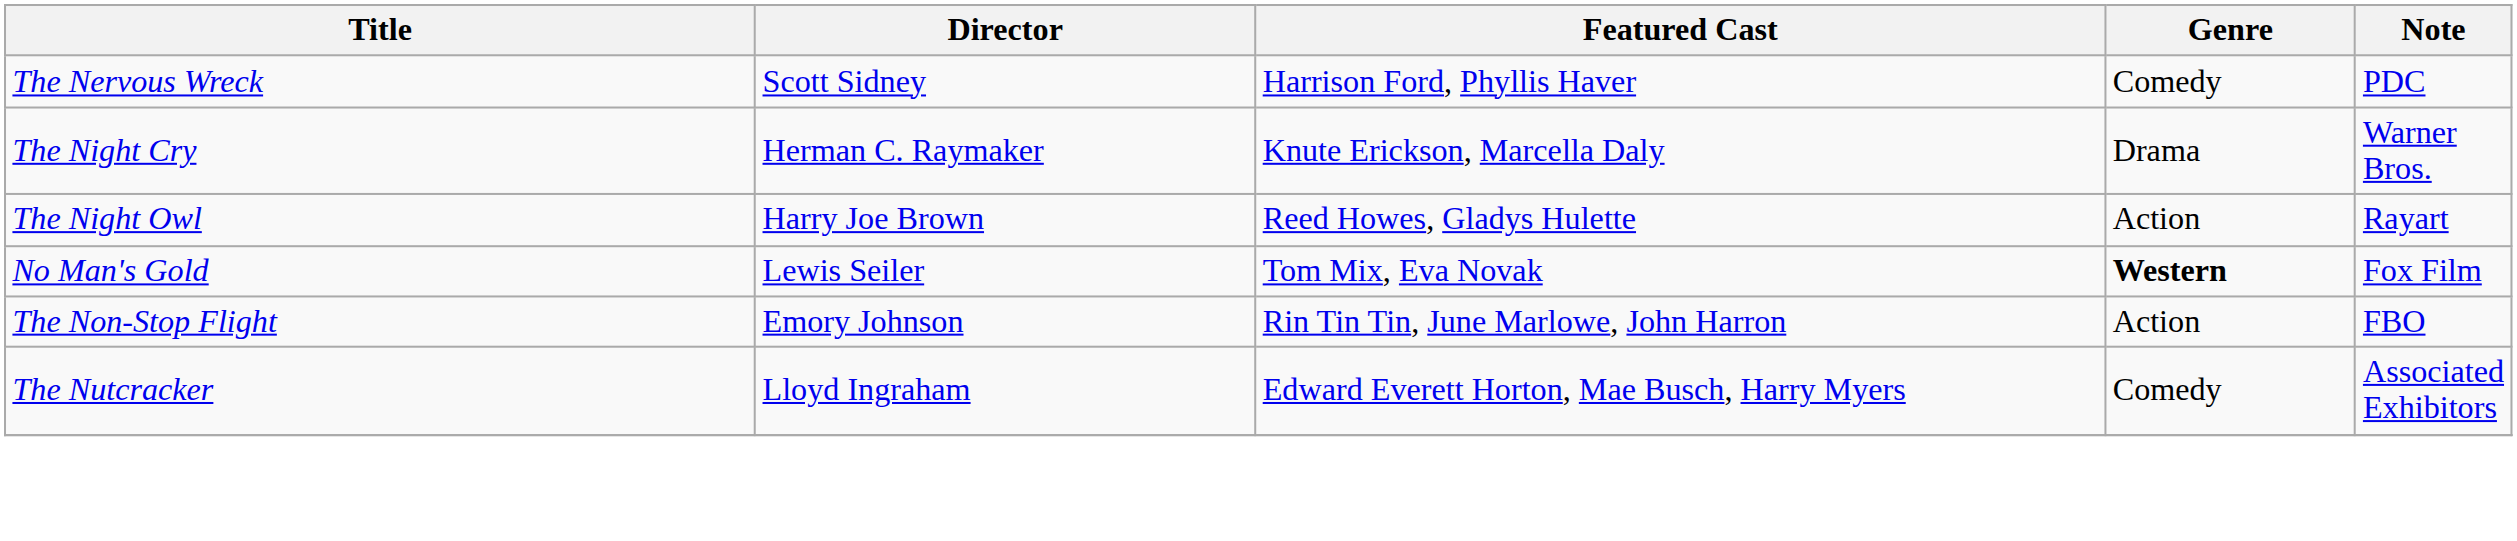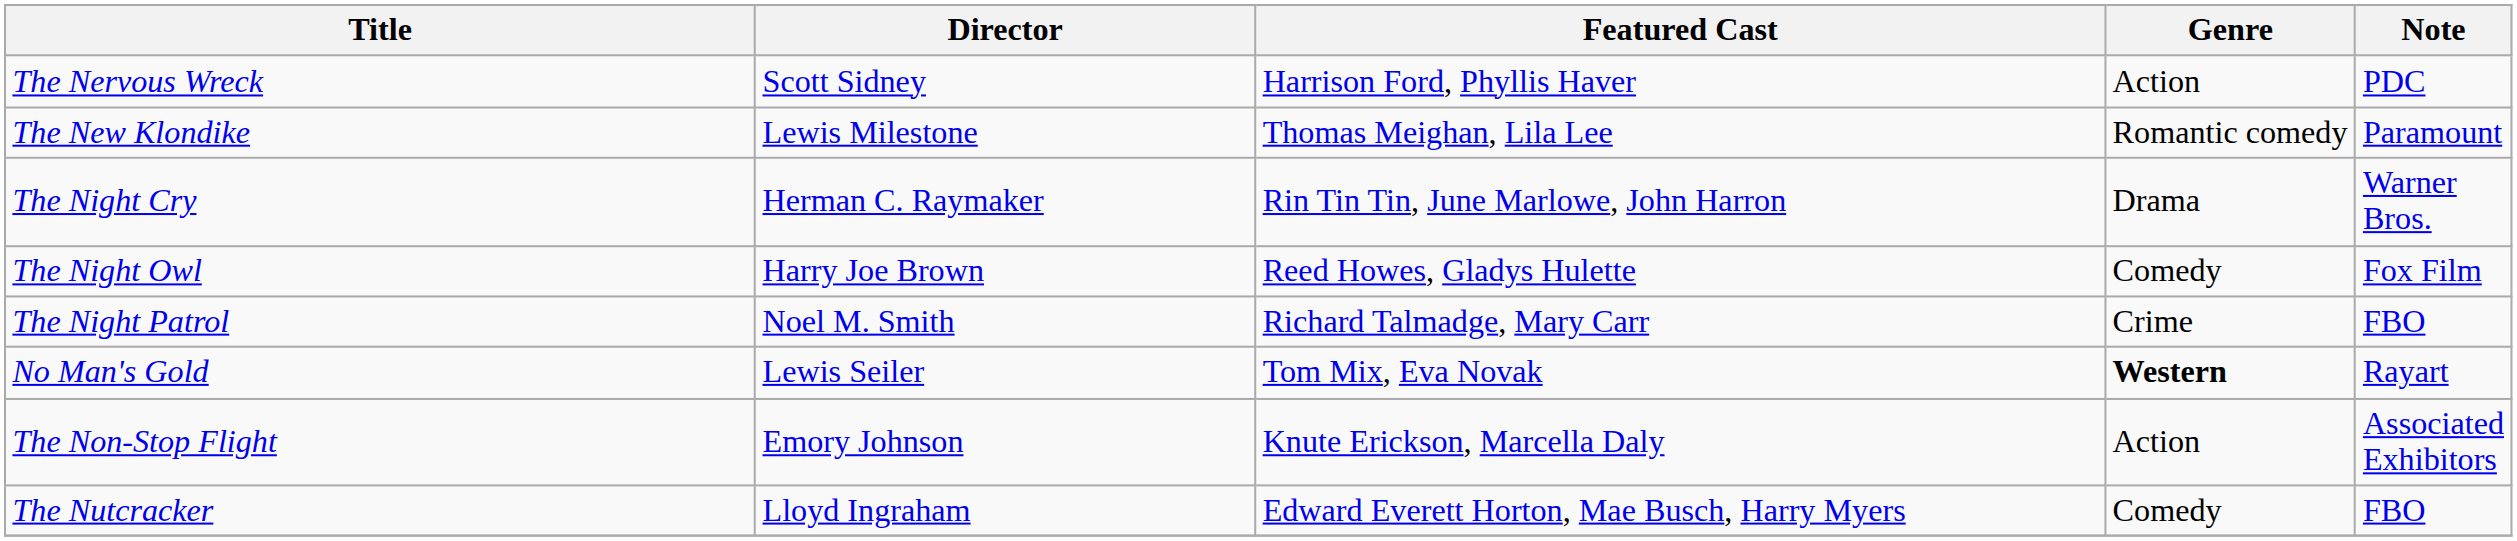(2167, 81) Comedy -> (2156, 81) Action
+ row: (131, 132)
(1464, 150) Knute Erickson, Marcella Daly -> (1524, 201) Rin Tin Tin, June Marlowe, John Harron
(2156, 219) Action -> (2167, 270) Comedy
(2406, 219) Rayart -> (2422, 270) Fox Film
+ row: (121, 321)
(2422, 270) Fox Film -> (2406, 372) Rayart
(1525, 321) Rin Tin Tin, June Marlowe, John Harron -> (1464, 441) Knute Erickson, Marcella Daly
(2394, 321) FBO -> (2433, 441) Associated Exhibitors
(2433, 390) Associated Exhibitors -> (2394, 510) FBO
